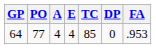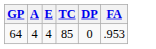- column: (39, 14)
